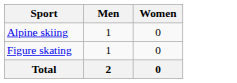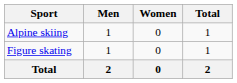+ column: (208, 13)
